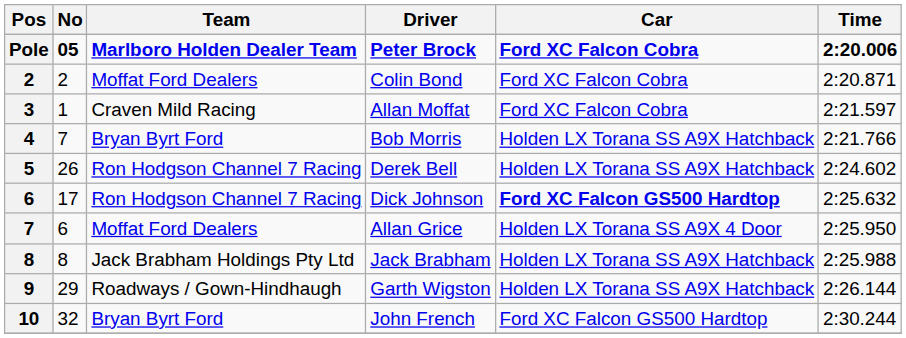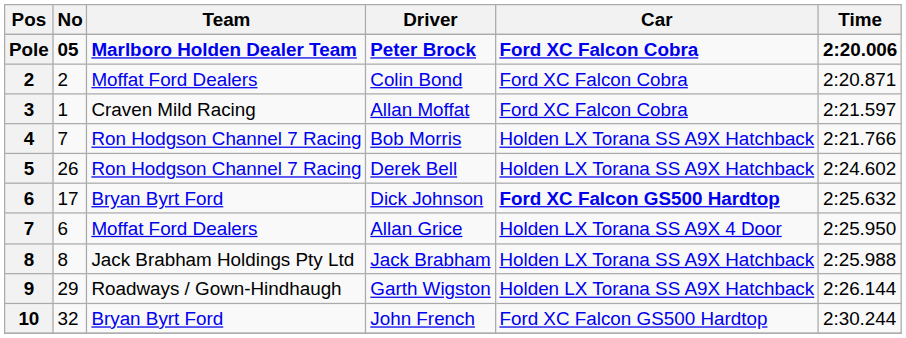(157, 139) Bryan Byrt Ford -> (226, 139) Ron Hodgson Channel 7 Racing
(226, 199) Ron Hodgson Channel 7 Racing -> (157, 199) Bryan Byrt Ford
